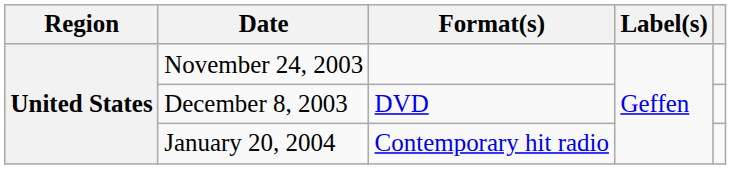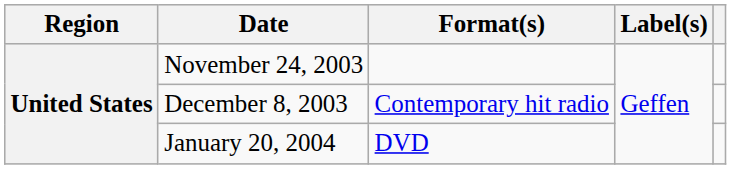(402, 103) DVD -> (492, 103) Contemporary hit radio
(492, 143) Contemporary hit radio -> (402, 143) DVD
